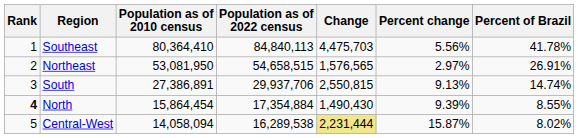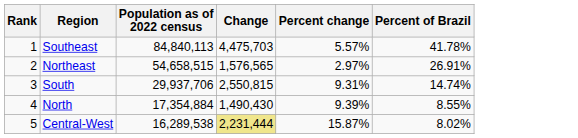- column: (166, 20)
(452, 47) 5.56% -> (352, 47) 5.57%
(452, 85) 9.13% -> (352, 85) 9.31%
(34, 104) bold -> (34, 104) normal
